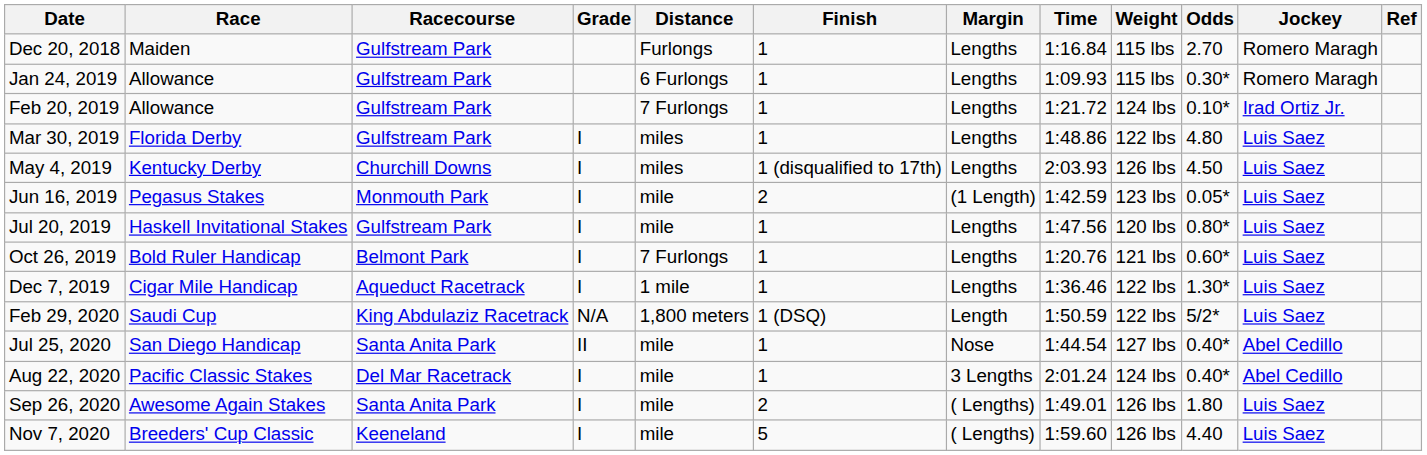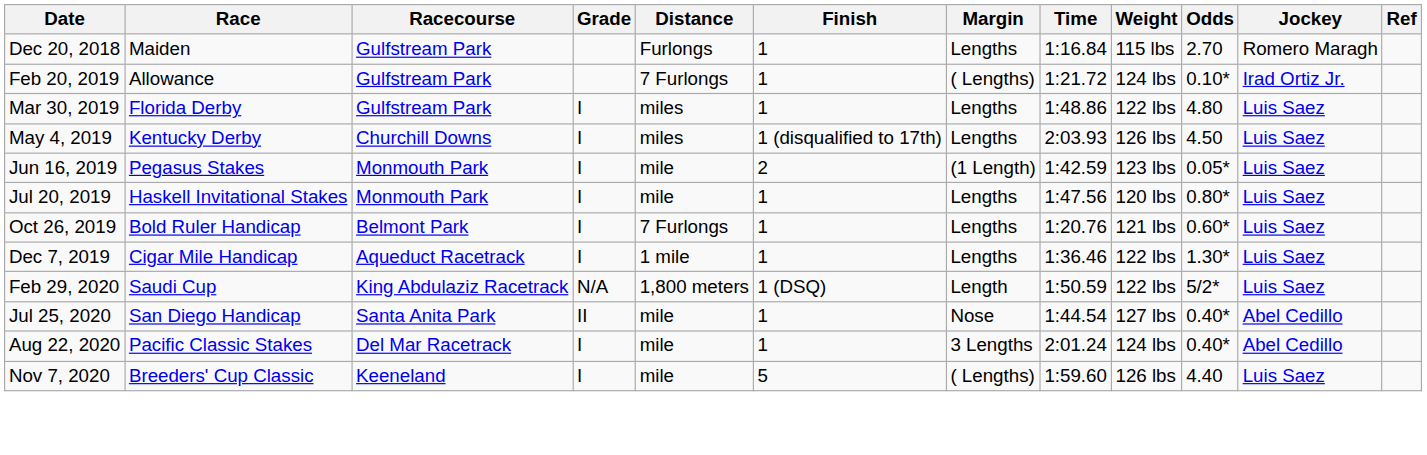- row: (63, 78)
(984, 108) Lengths -> (993, 78) ( Lengths)
(424, 227) Gulfstream Park -> (422, 197) Monmouth Park
- row: (65, 405)
